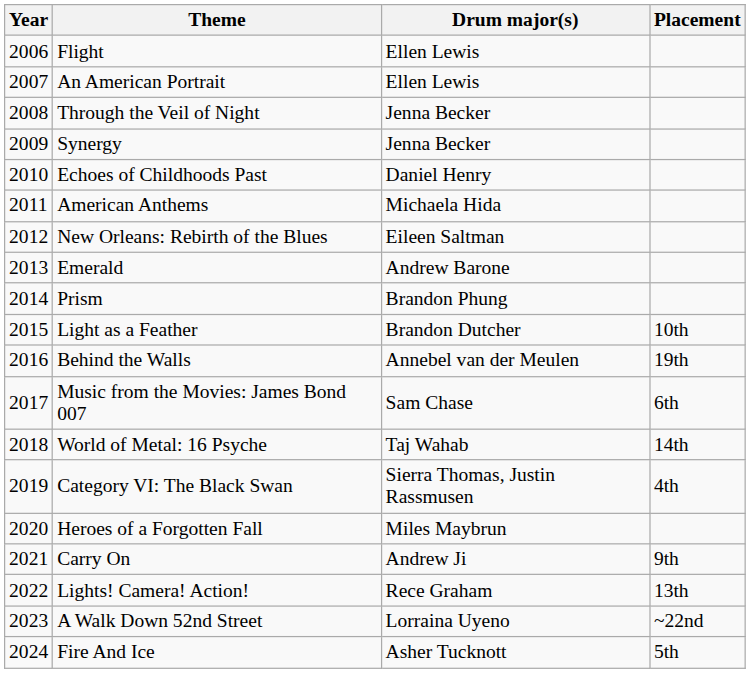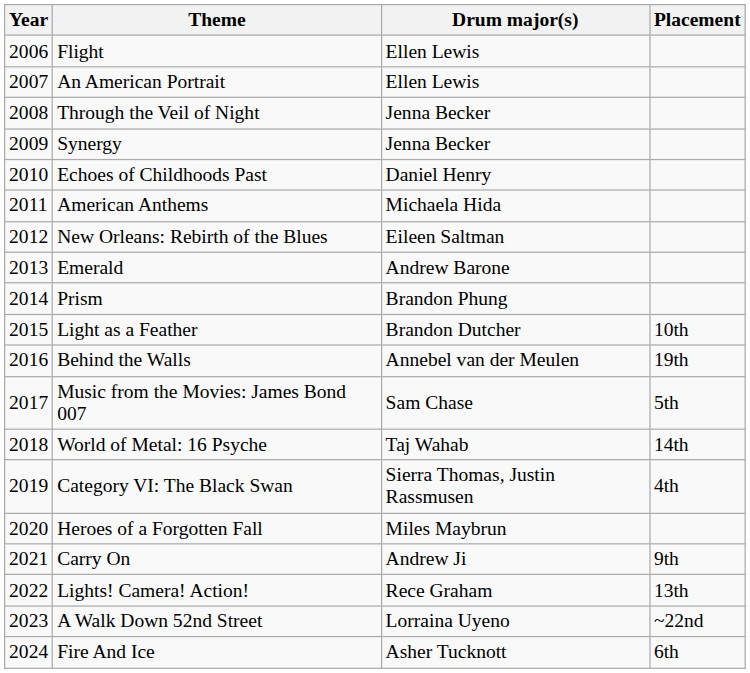(666, 402) 6th -> (666, 402) 5th
(666, 652) 5th -> (666, 652) 6th
